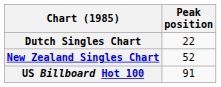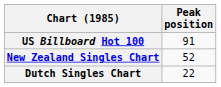rows swapped: (83, 41) <-> (83, 74)
